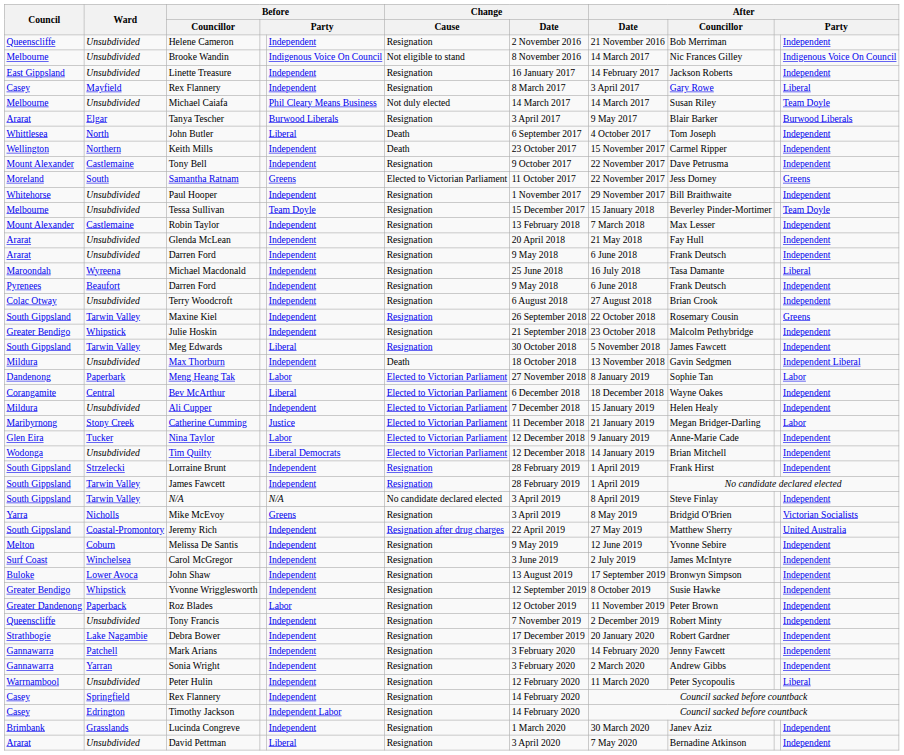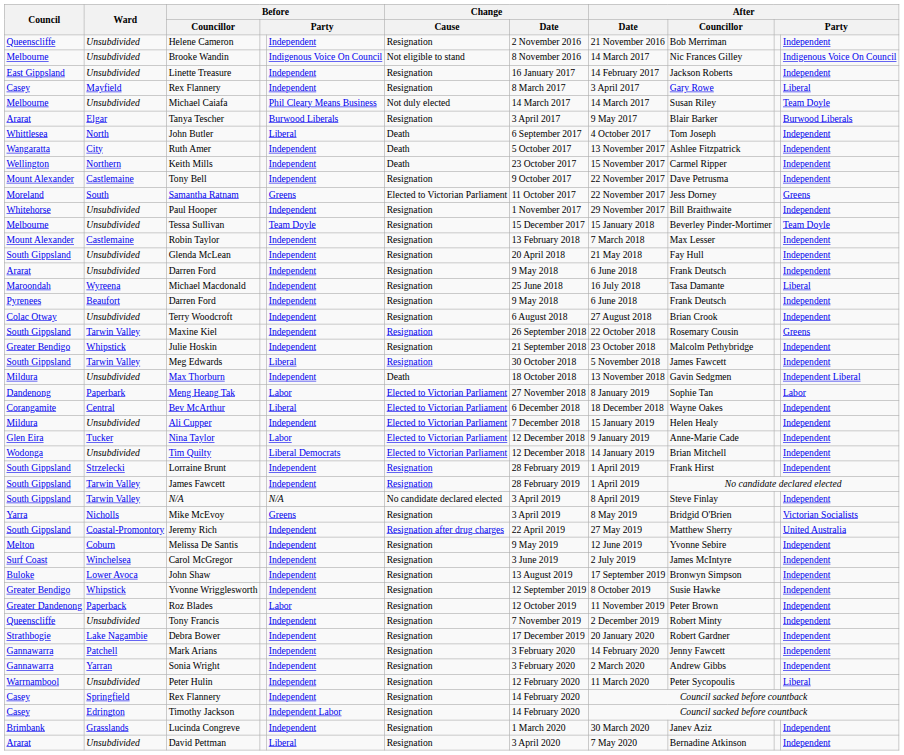+ row: (95, 149)
(19, 240) Ararat -> (39, 255) South Gippsland
- row: (110, 423)
